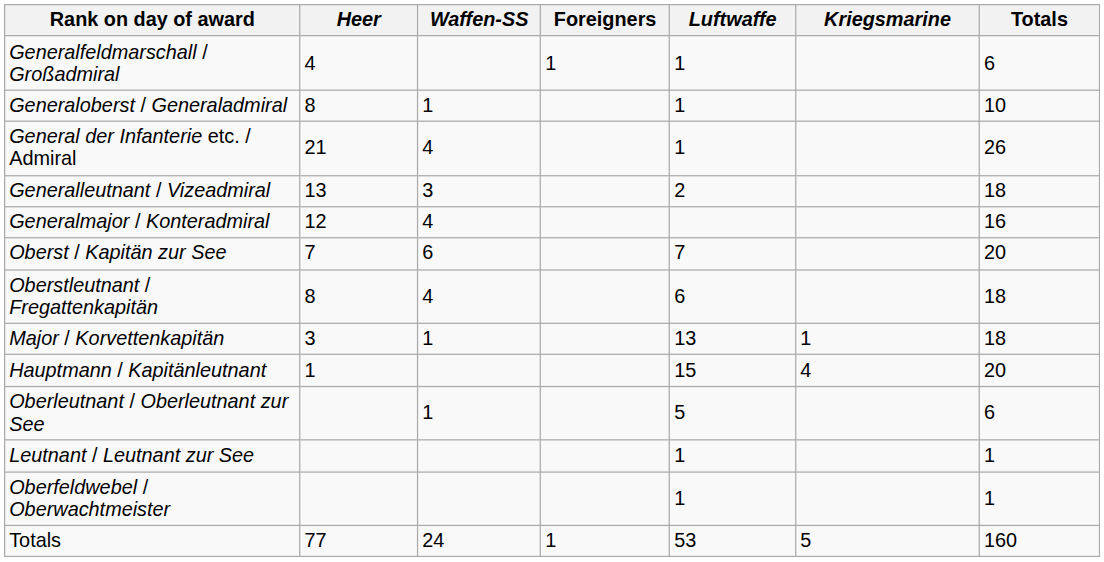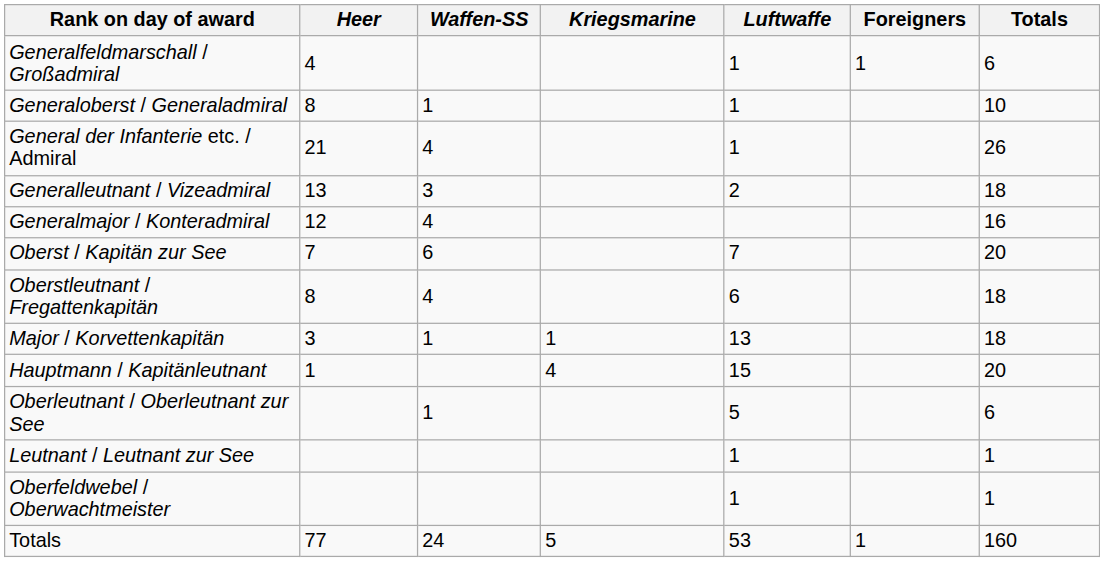columns swapped: (888, 20) <-> (605, 20)
